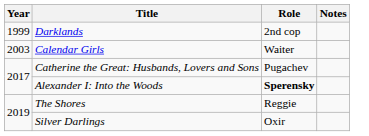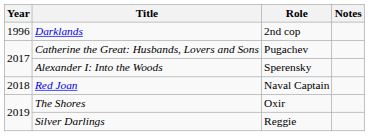(18, 31) 1999 -> (18, 31) 1996
- row: (69, 49)
(289, 85) bold -> (288, 67) normal
+ row: (56, 85)
(280, 103) Reggie -> (275, 103) Oxir
(275, 121) Oxir -> (280, 121) Reggie
